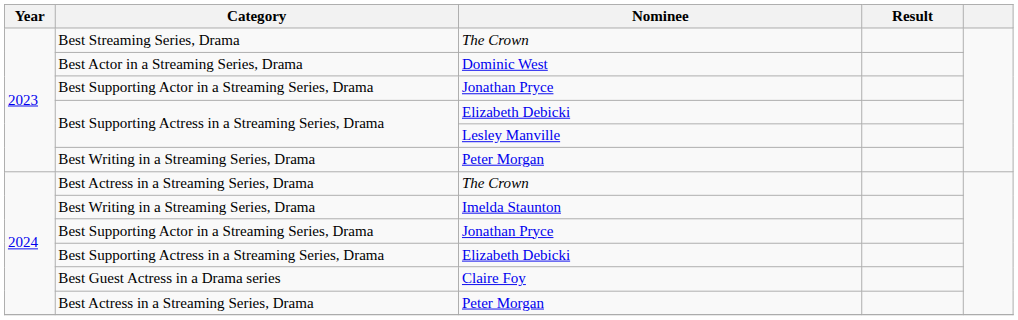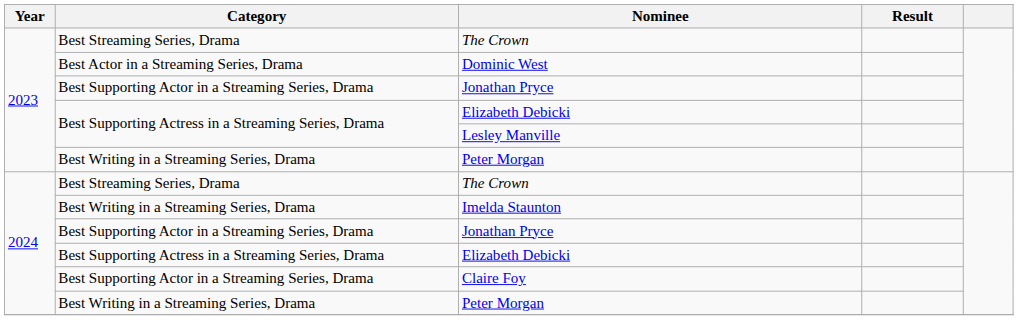(186, 183) Best Actress in a Streaming Series, Drama -> (149, 183) Best Streaming Series, Drama
(169, 278) Best Guest Actress in a Drama series -> (216, 278) Best Supporting Actor in a Streaming Series, Drama
(186, 302) Best Actress in a Streaming Series, Drama -> (187, 302) Best Writing in a Streaming Series, Drama
